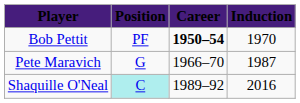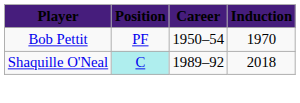(198, 39) bold -> (198, 39) normal
- row: (58, 62)
(261, 86) 2016 -> (261, 62) 2018
